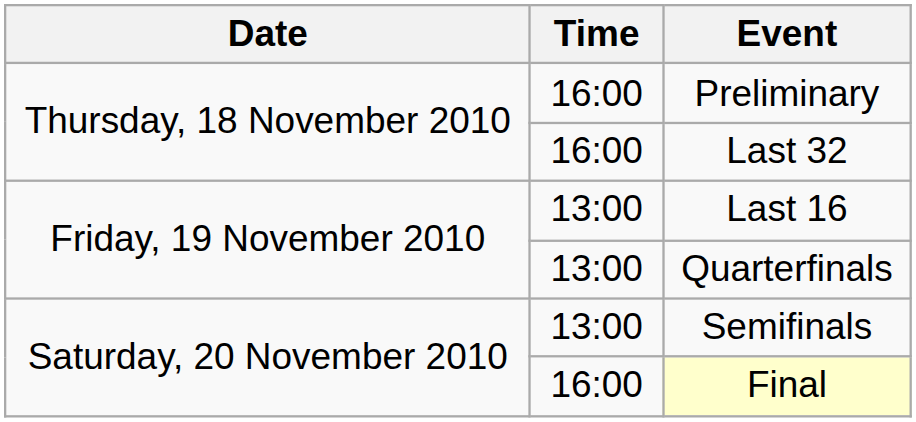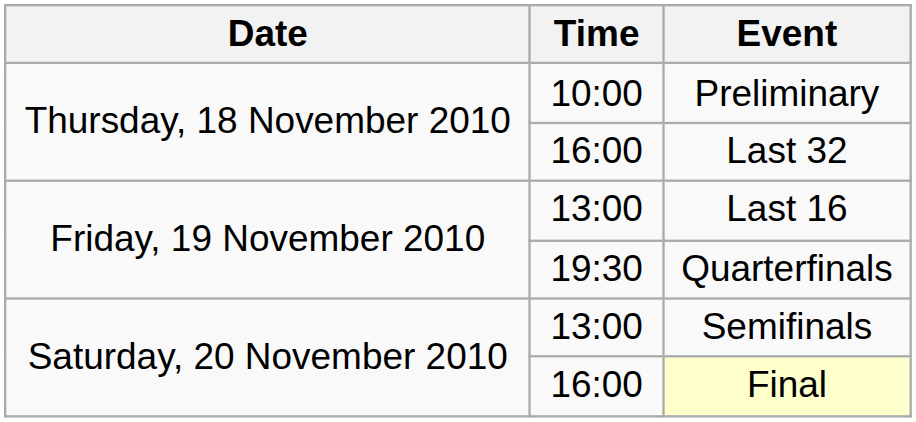(597, 92) 16:00 -> (597, 92) 10:00
(597, 268) 13:00 -> (597, 268) 19:30
